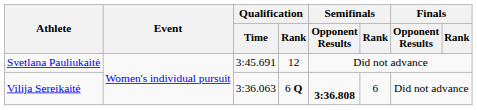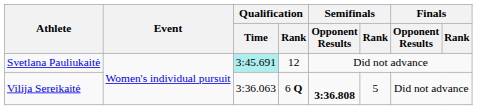(256, 63) no background -> (256, 63) paleturquoise background
(375, 88) 6 -> (375, 88) 5
